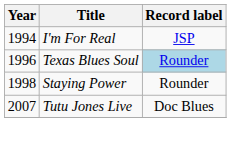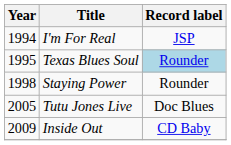(22, 60) 1996 -> (22, 60) 1995
(22, 106) 2007 -> (22, 106) 2005
+ row: (73, 128)
